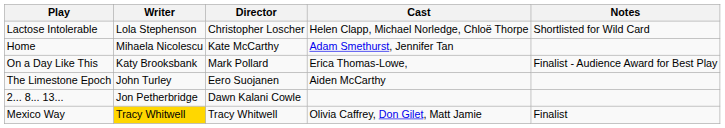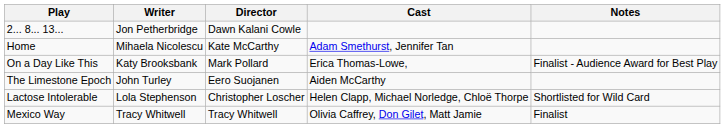rows swapped: (52, 30) <-> (35, 98)
(151, 115) gold background -> (151, 115) no background
